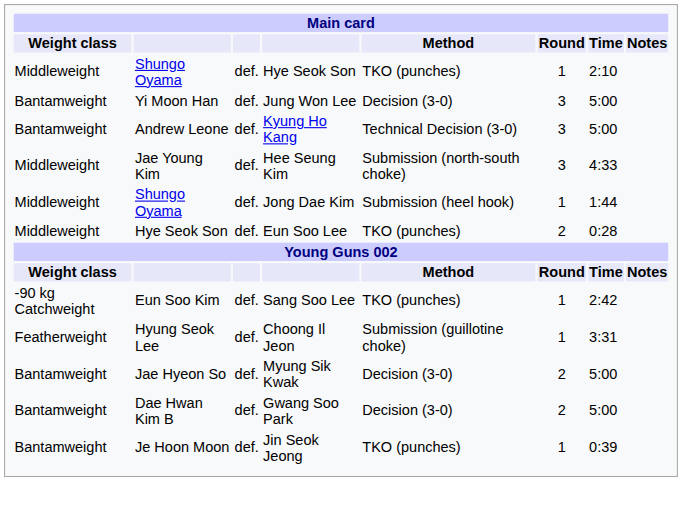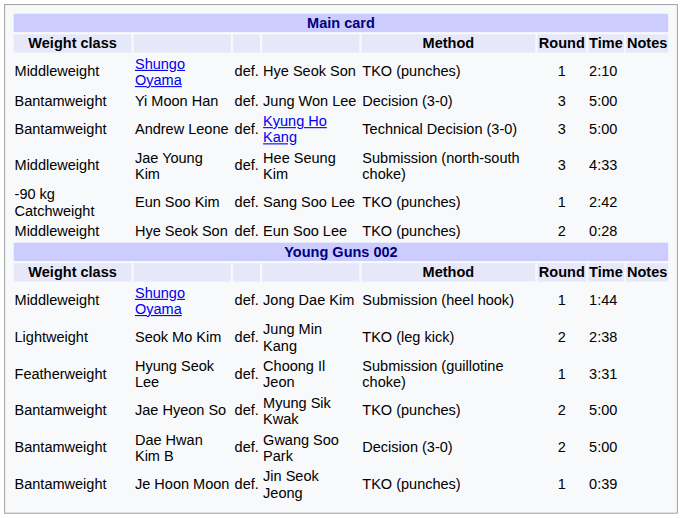rows swapped: (309, 202) <-> (309, 301)
+ row: (293, 337)
(407, 374) Decision (3-0) -> (412, 411) TKO (punches)
